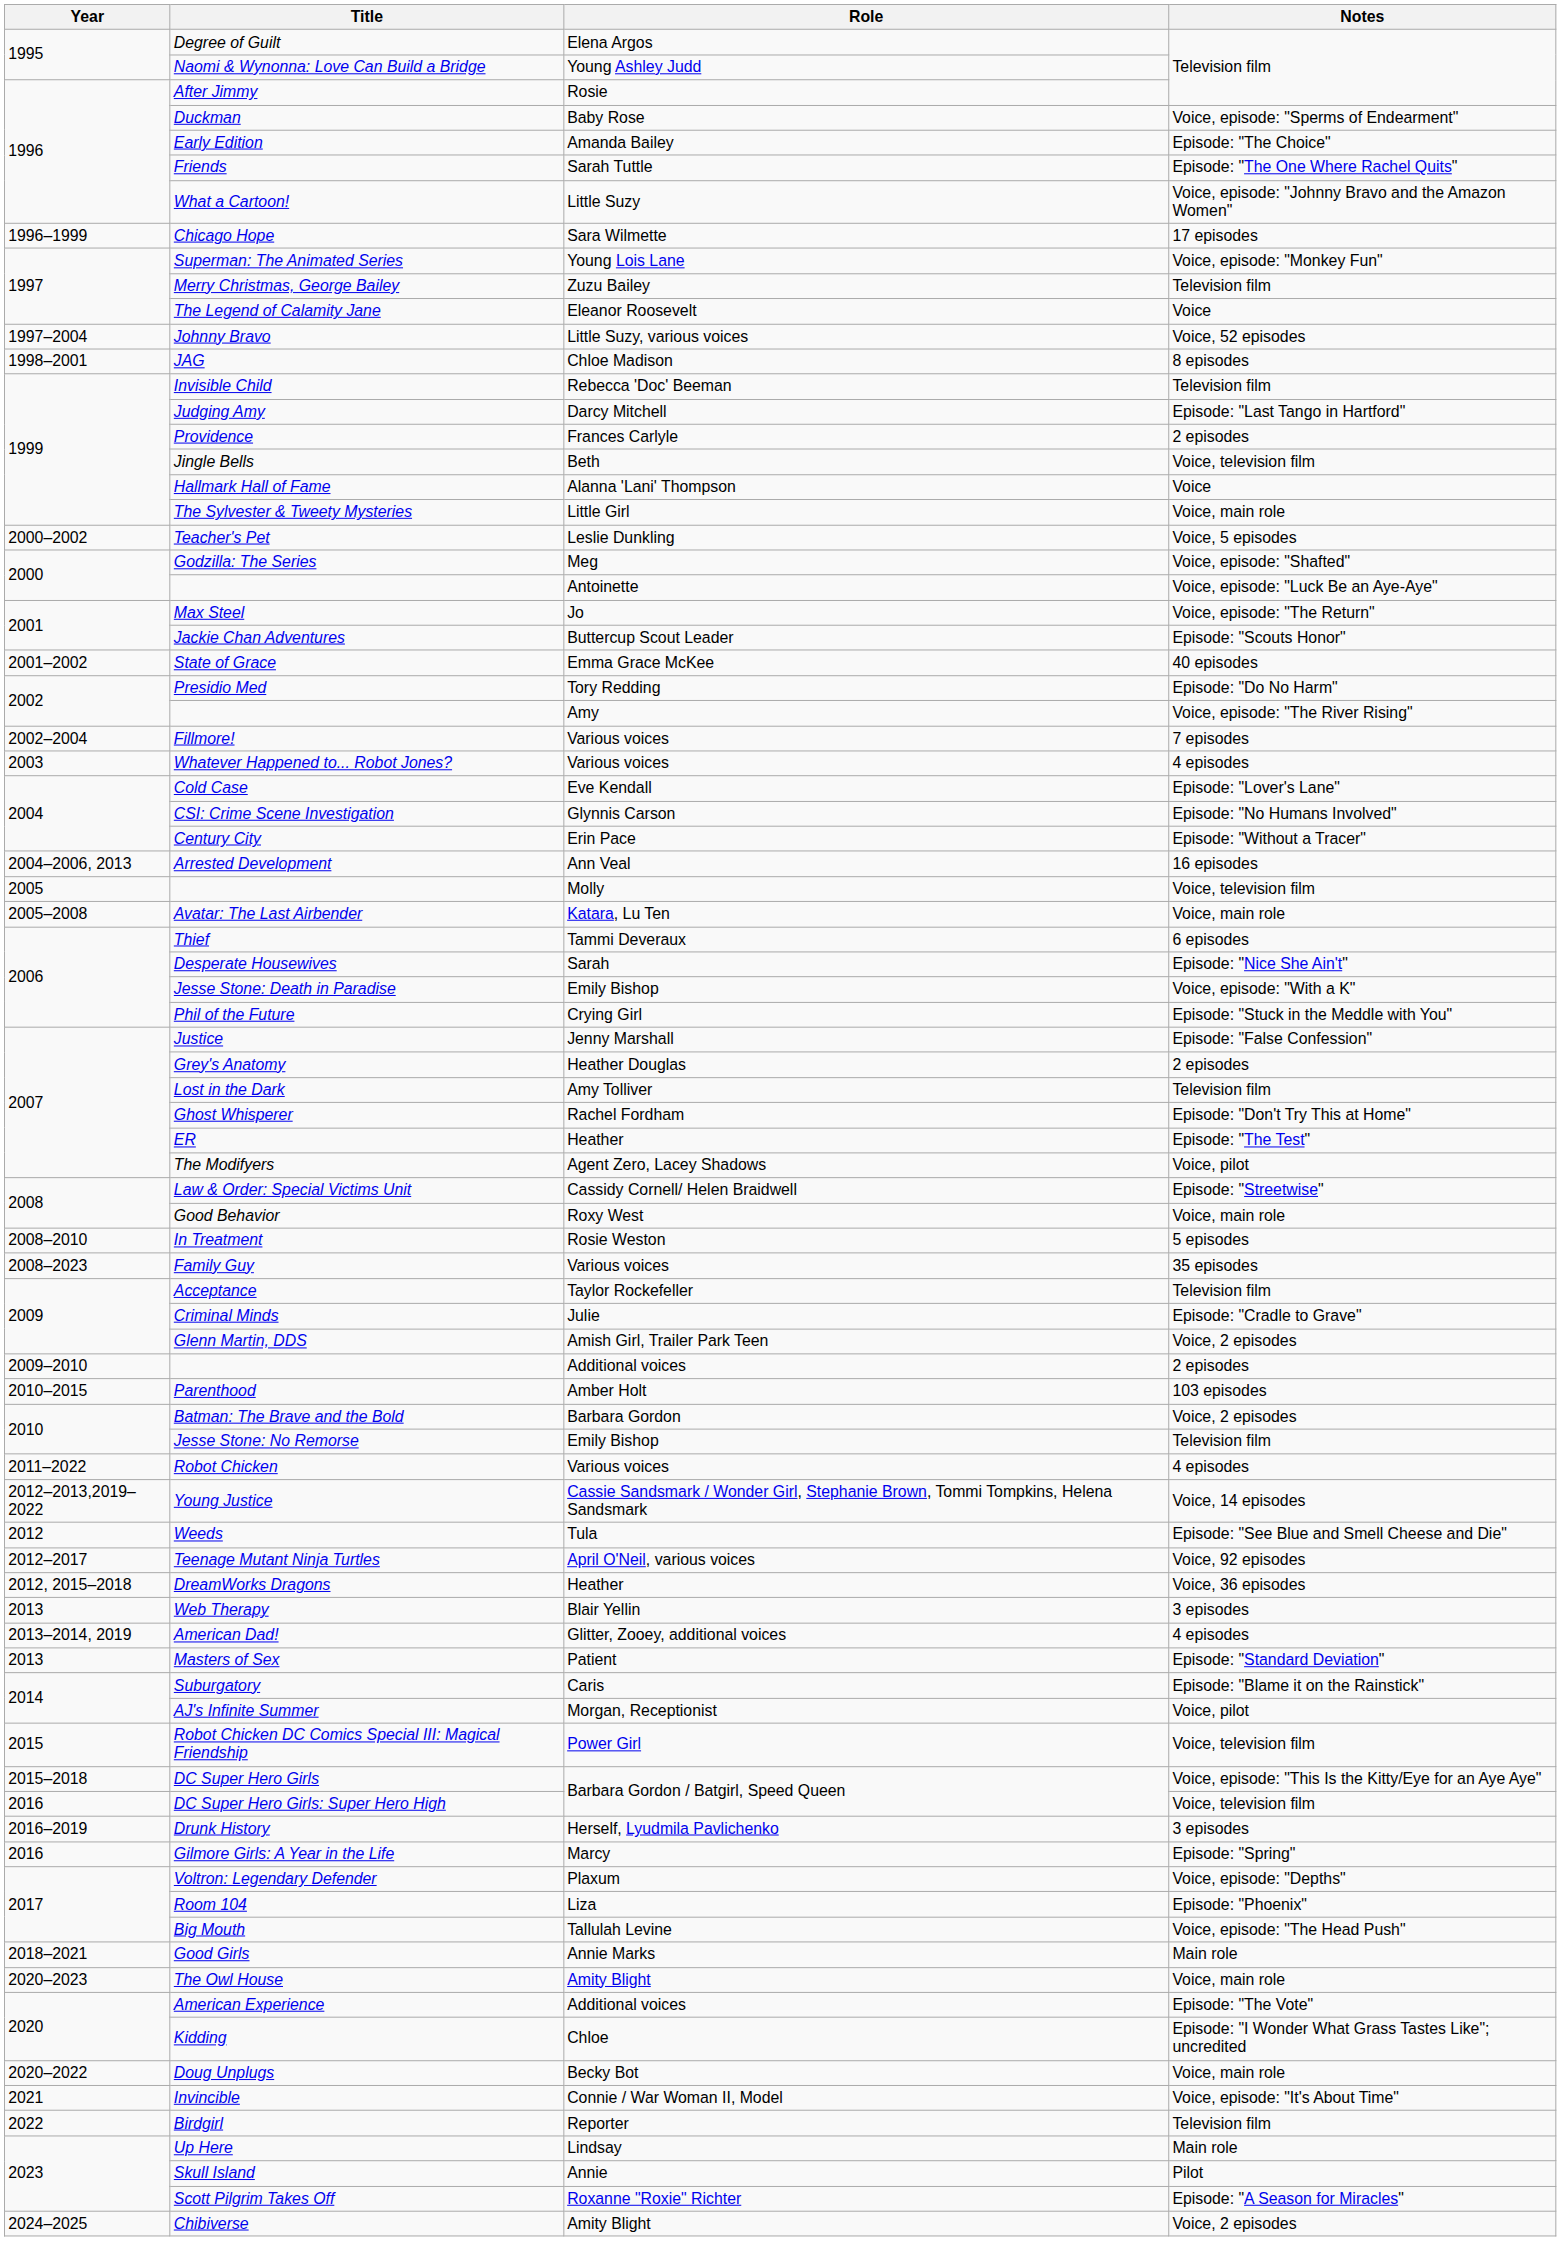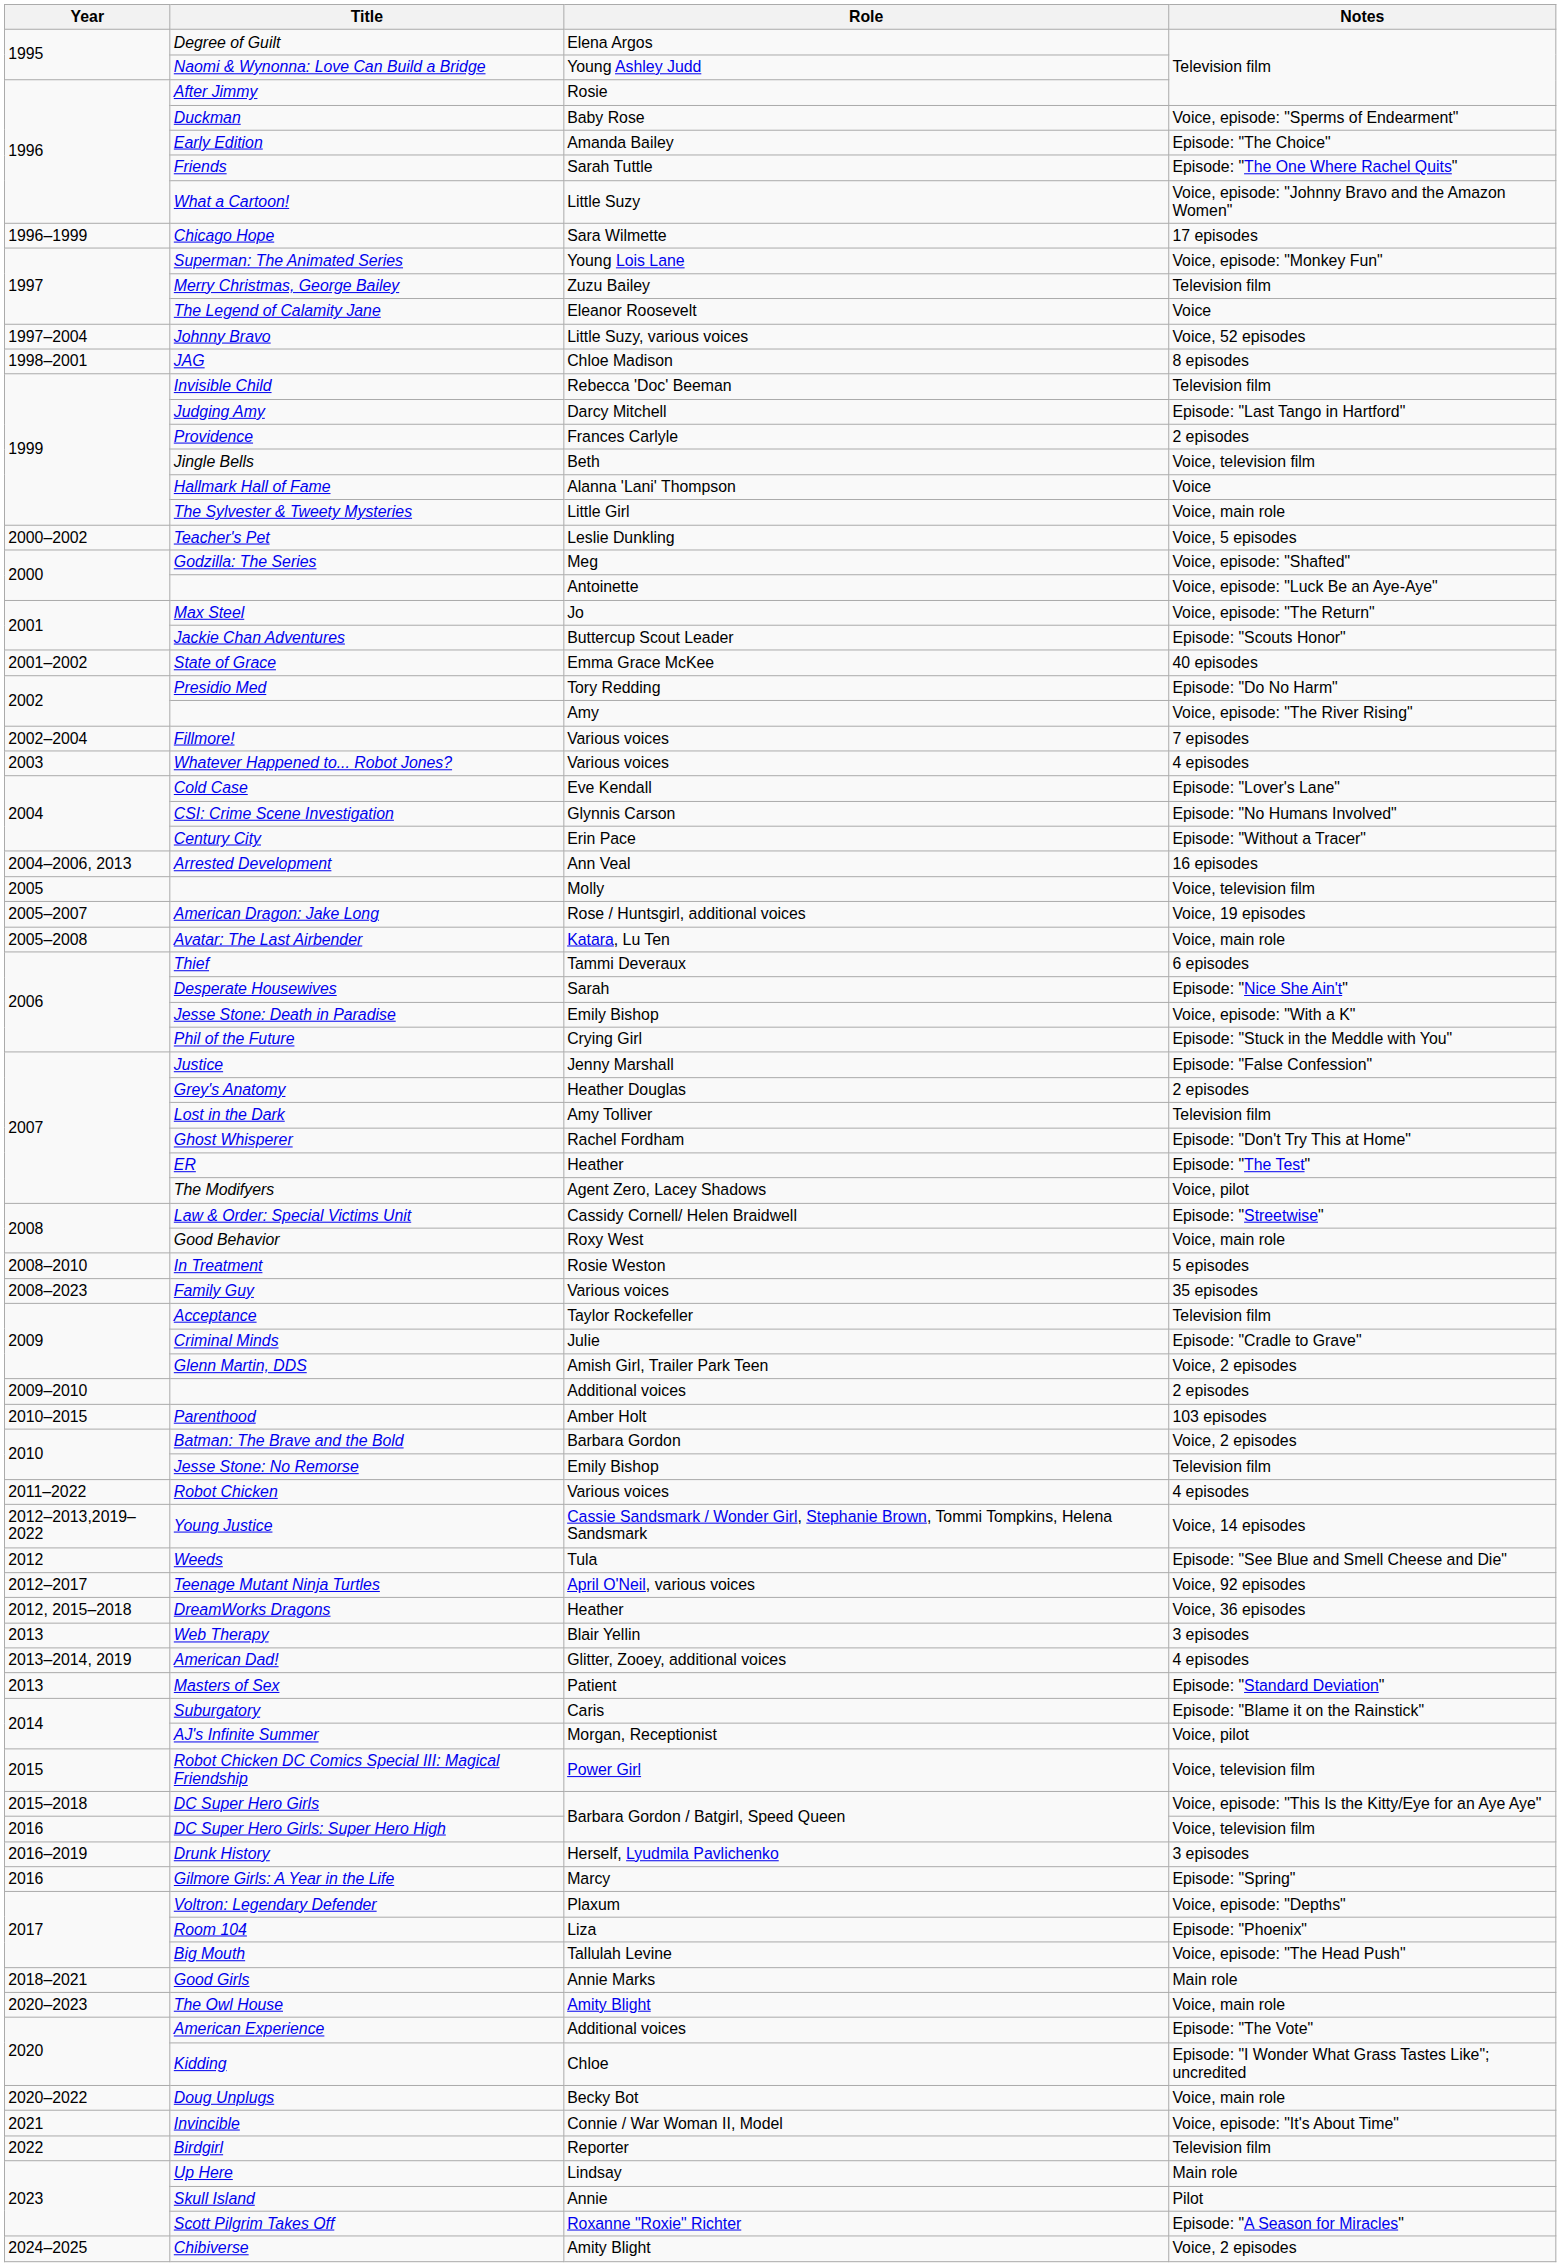+ row: (276, 914)
